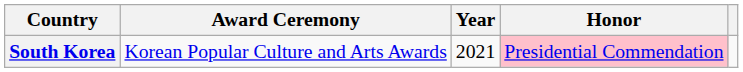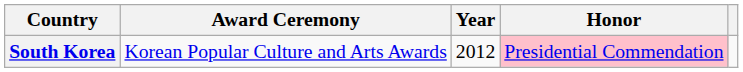(476, 51) 2021 -> (476, 51) 2012
